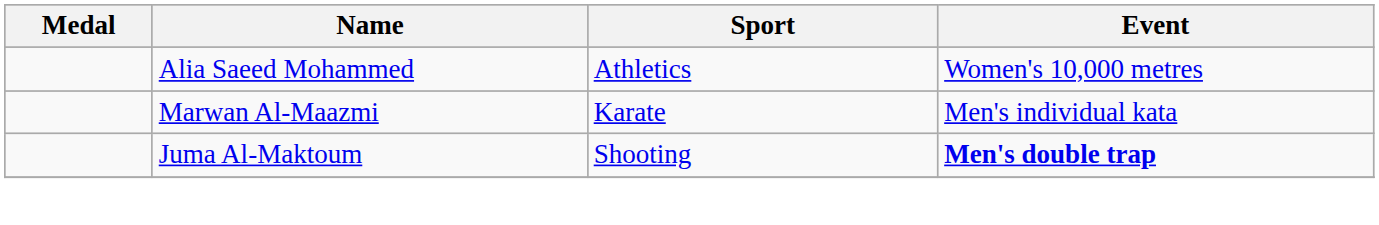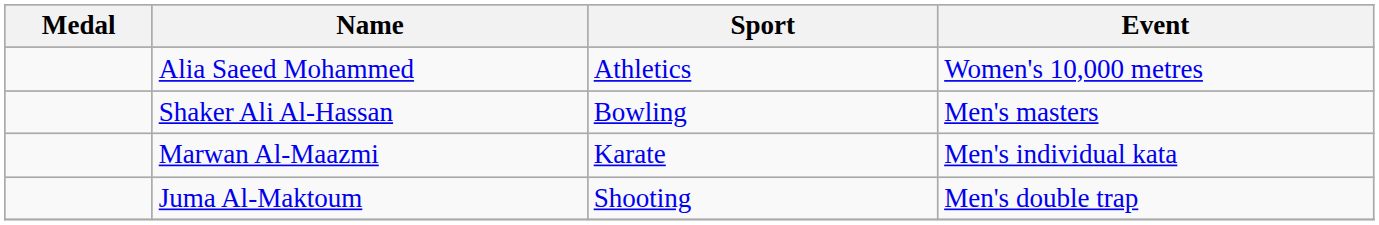+ row: (276, 111)
(1050, 154) bold -> (1041, 197) normal
